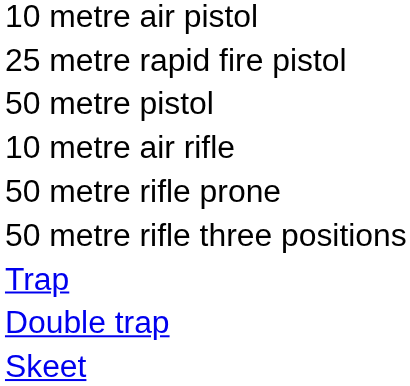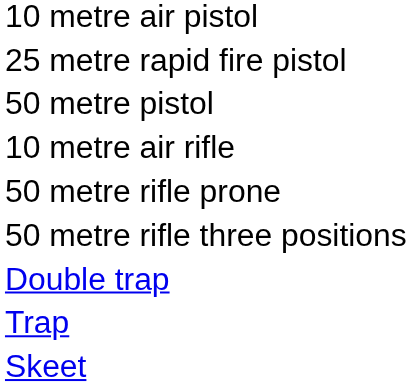rows swapped: (37, 279) <-> (87, 322)
